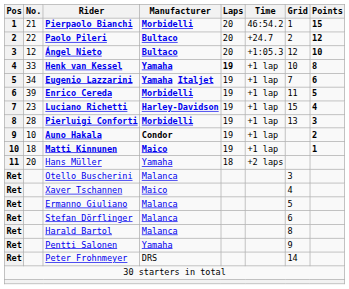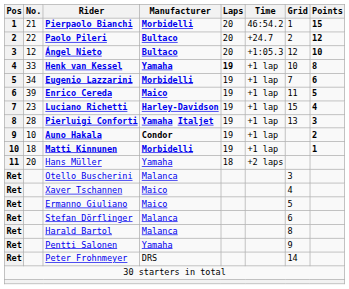(178, 80) Yamaha Italjet -> (167, 80) Morbidelli
(167, 94) Morbidelli -> (155, 94) Maico
(167, 122) Morbidelli -> (178, 122) Yamaha Italjet
(155, 149) Maico -> (167, 149) Morbidelli
(160, 204) Malanca -> (155, 204) Maico
